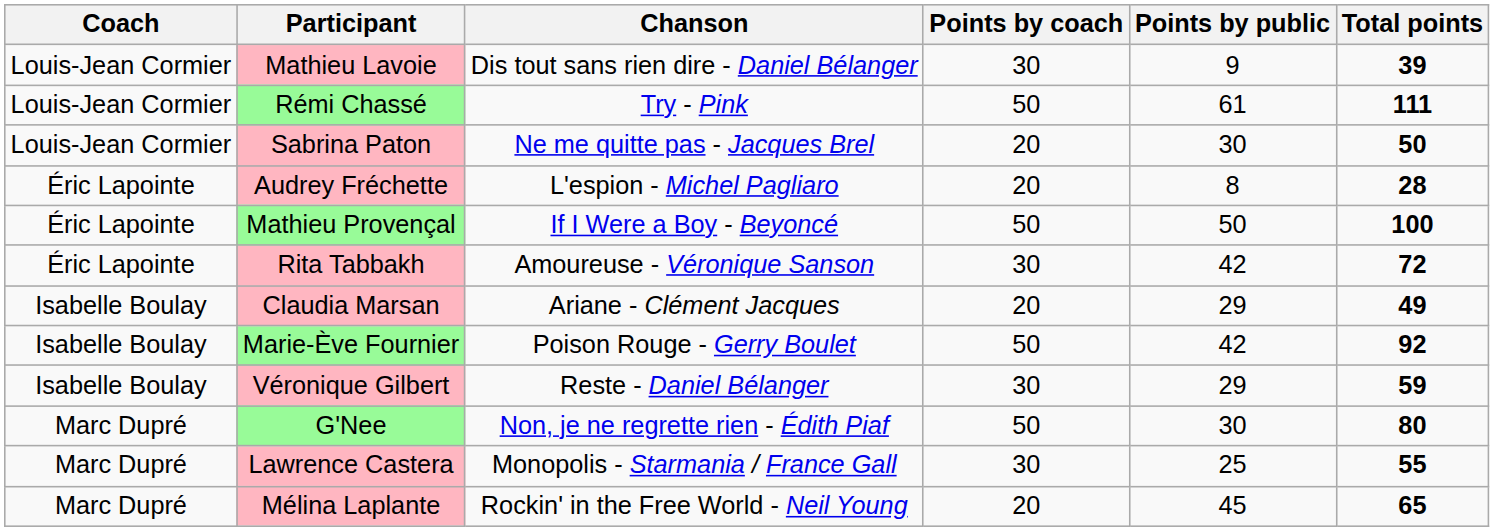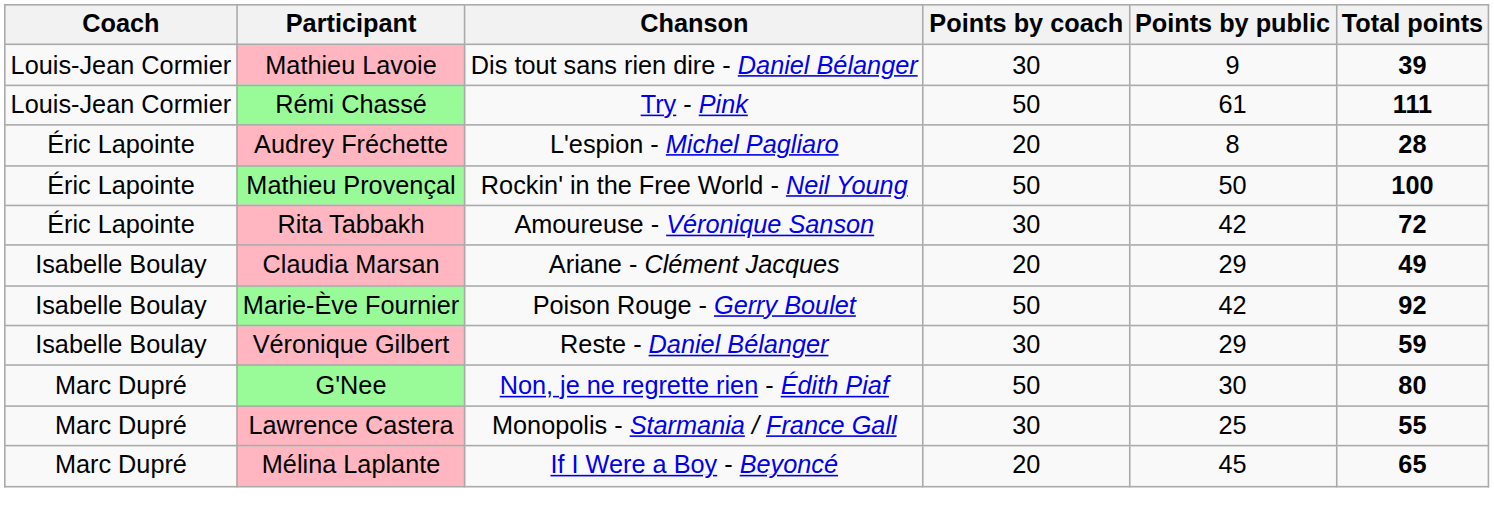- row: (351, 144)
(694, 225) If I Were a Boy - Beyoncé -> (694, 184) Rockin' in the Free World - Neil Young
(694, 505) Rockin' in the Free World - Neil Young -> (694, 465) If I Were a Boy - Beyoncé
